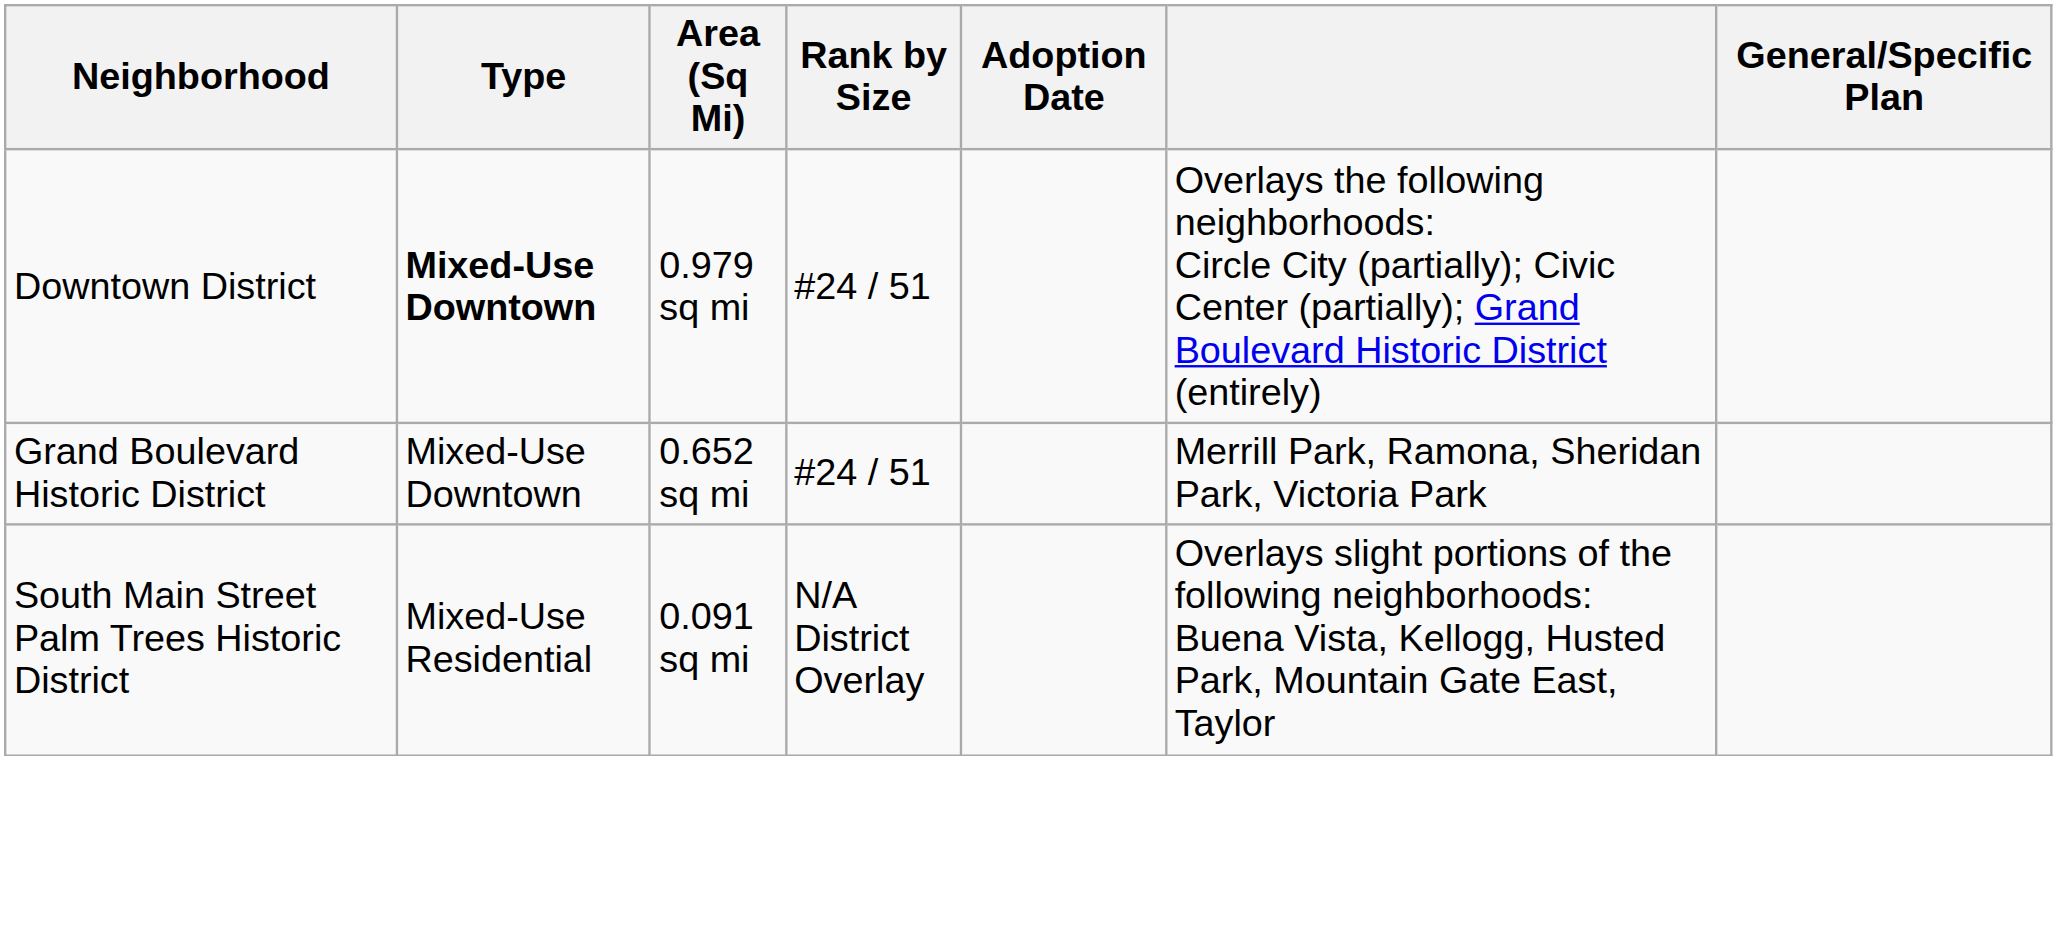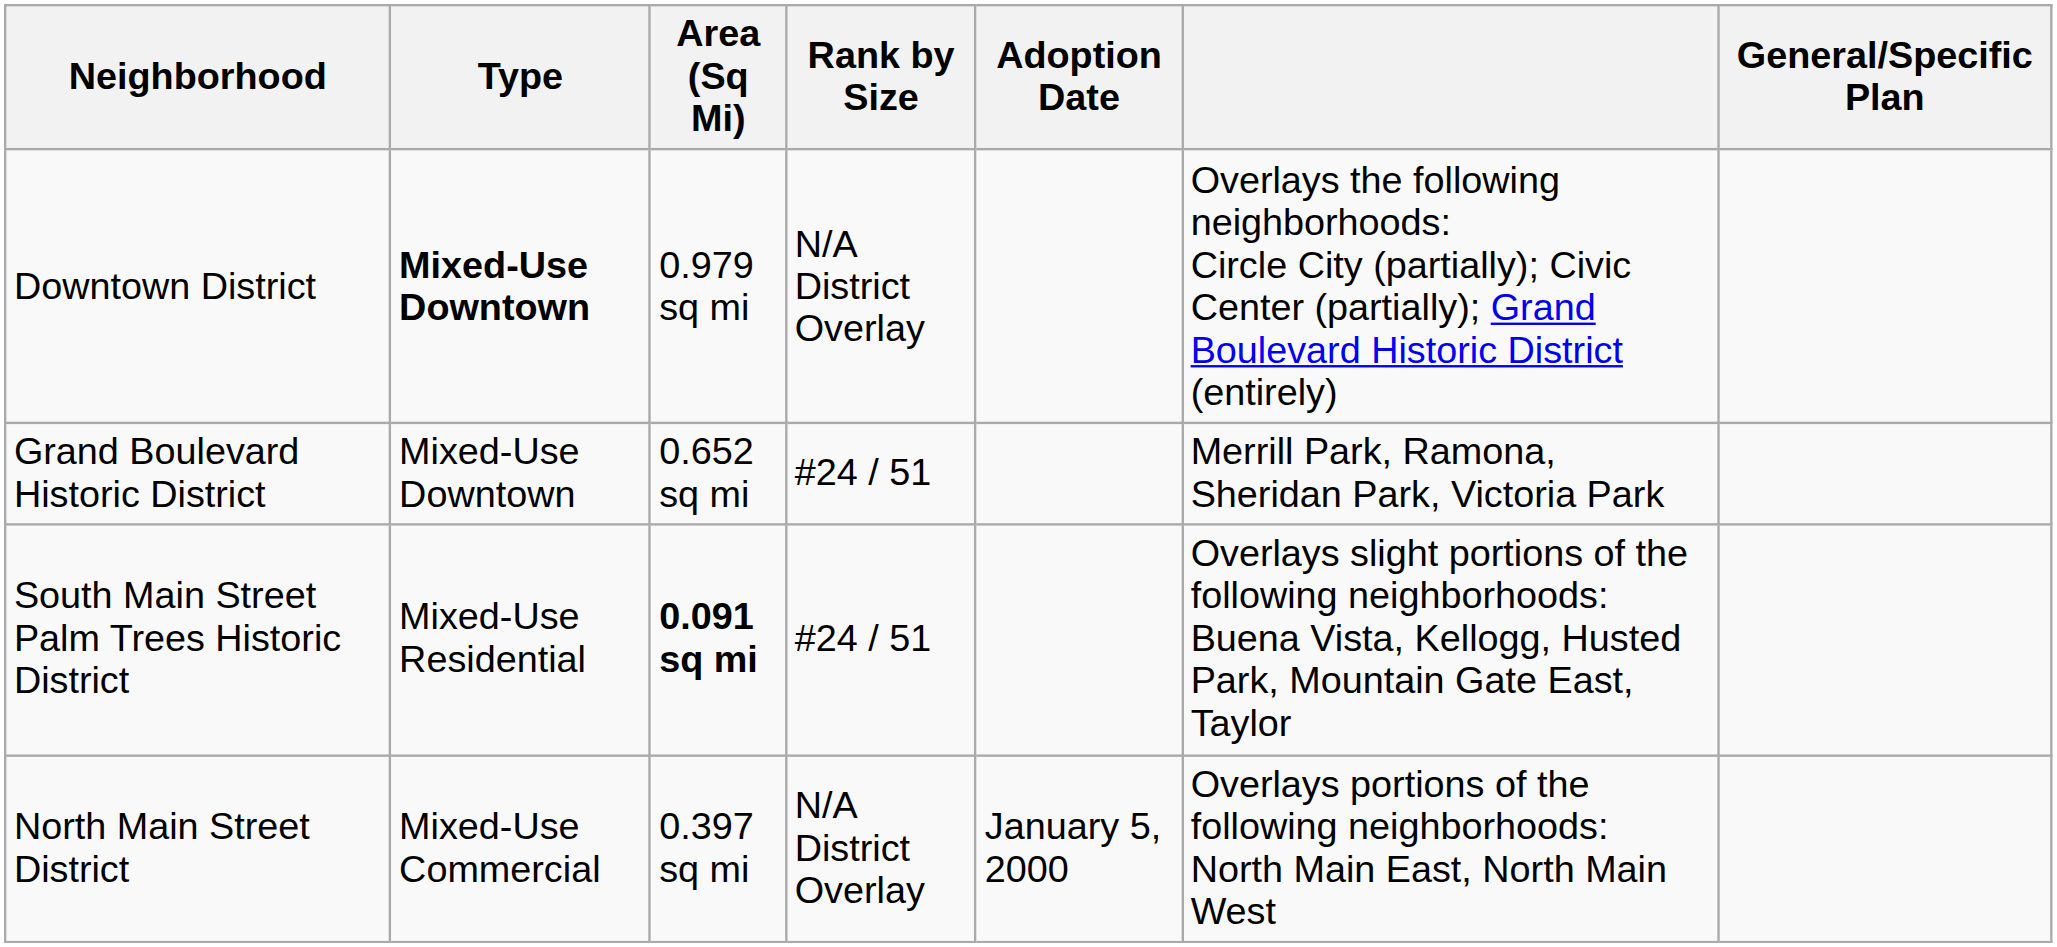(862, 285) #24 / 51 -> (860, 285) N/A District Overlay
(707, 638) normal -> (709, 638) bold
(859, 638) N/A District Overlay -> (863, 638) #24 / 51
+ row: (162, 847)
